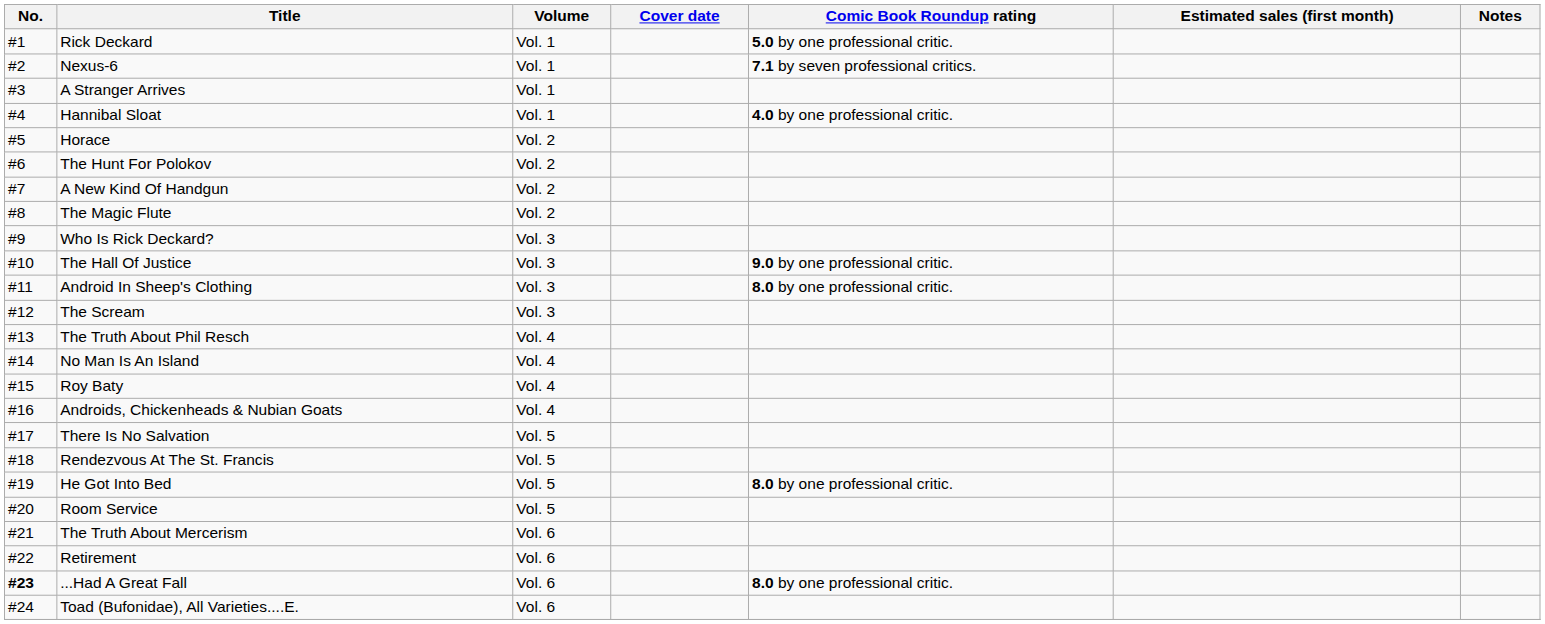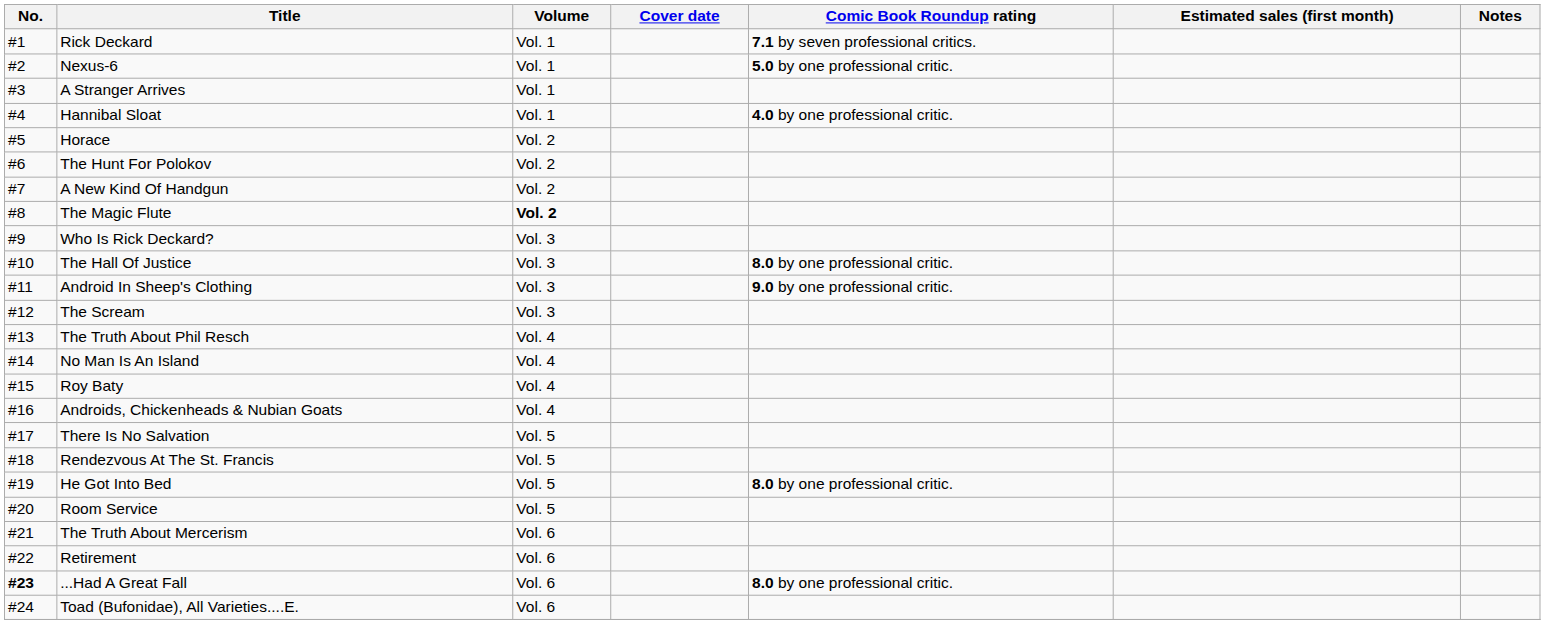(853, 41) 5.0 by one professional critic. -> (864, 41) 7.1 by seven professional critics.
(864, 66) 7.1 by seven professional critics. -> (853, 66) 5.0 by one professional critic.
(536, 213) normal -> (536, 213) bold
(853, 262) 9.0 by one professional critic. -> (853, 262) 8.0 by one professional critic.
(853, 287) 8.0 by one professional critic. -> (853, 287) 9.0 by one professional critic.
